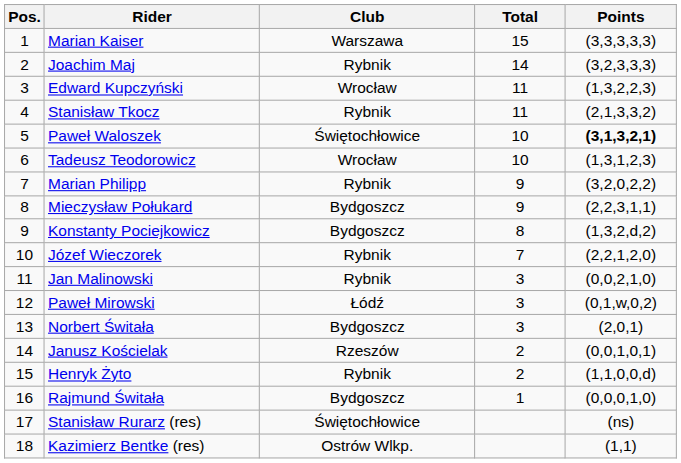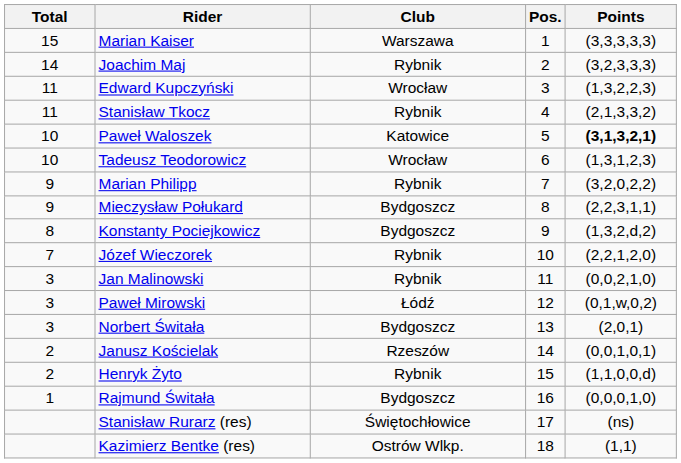columns swapped: (24, 16) <-> (520, 16)
(367, 136) Świętochłowice -> (418, 136) Katowice
